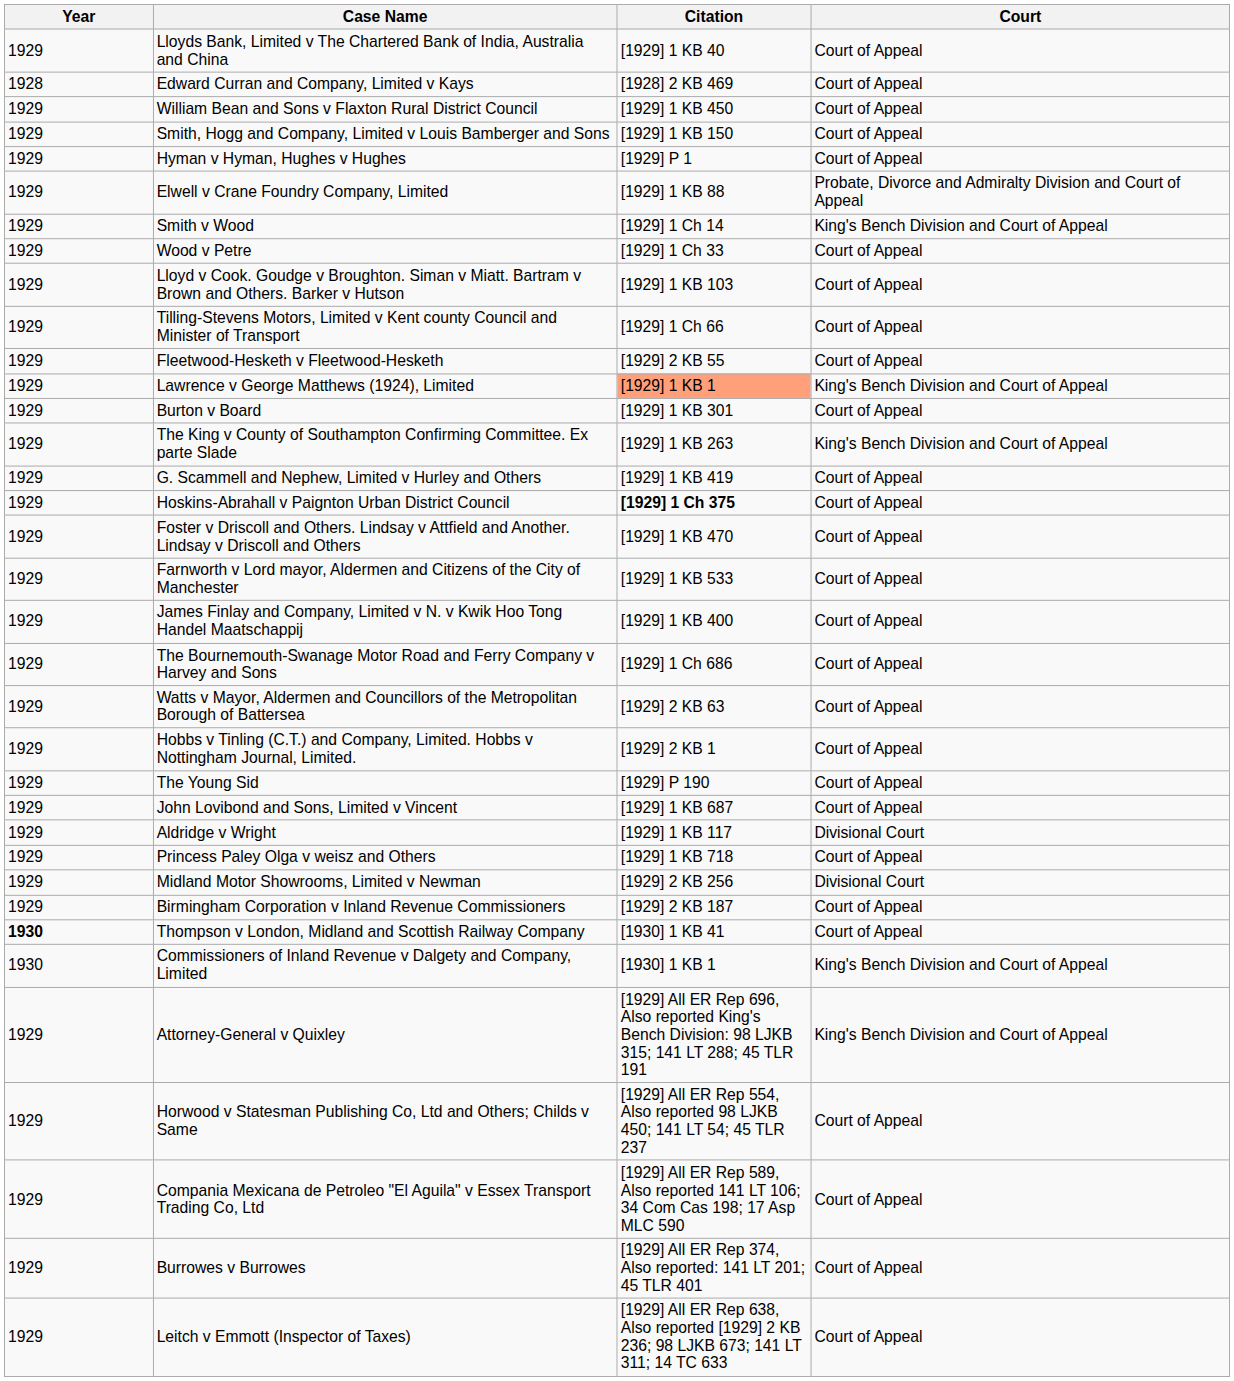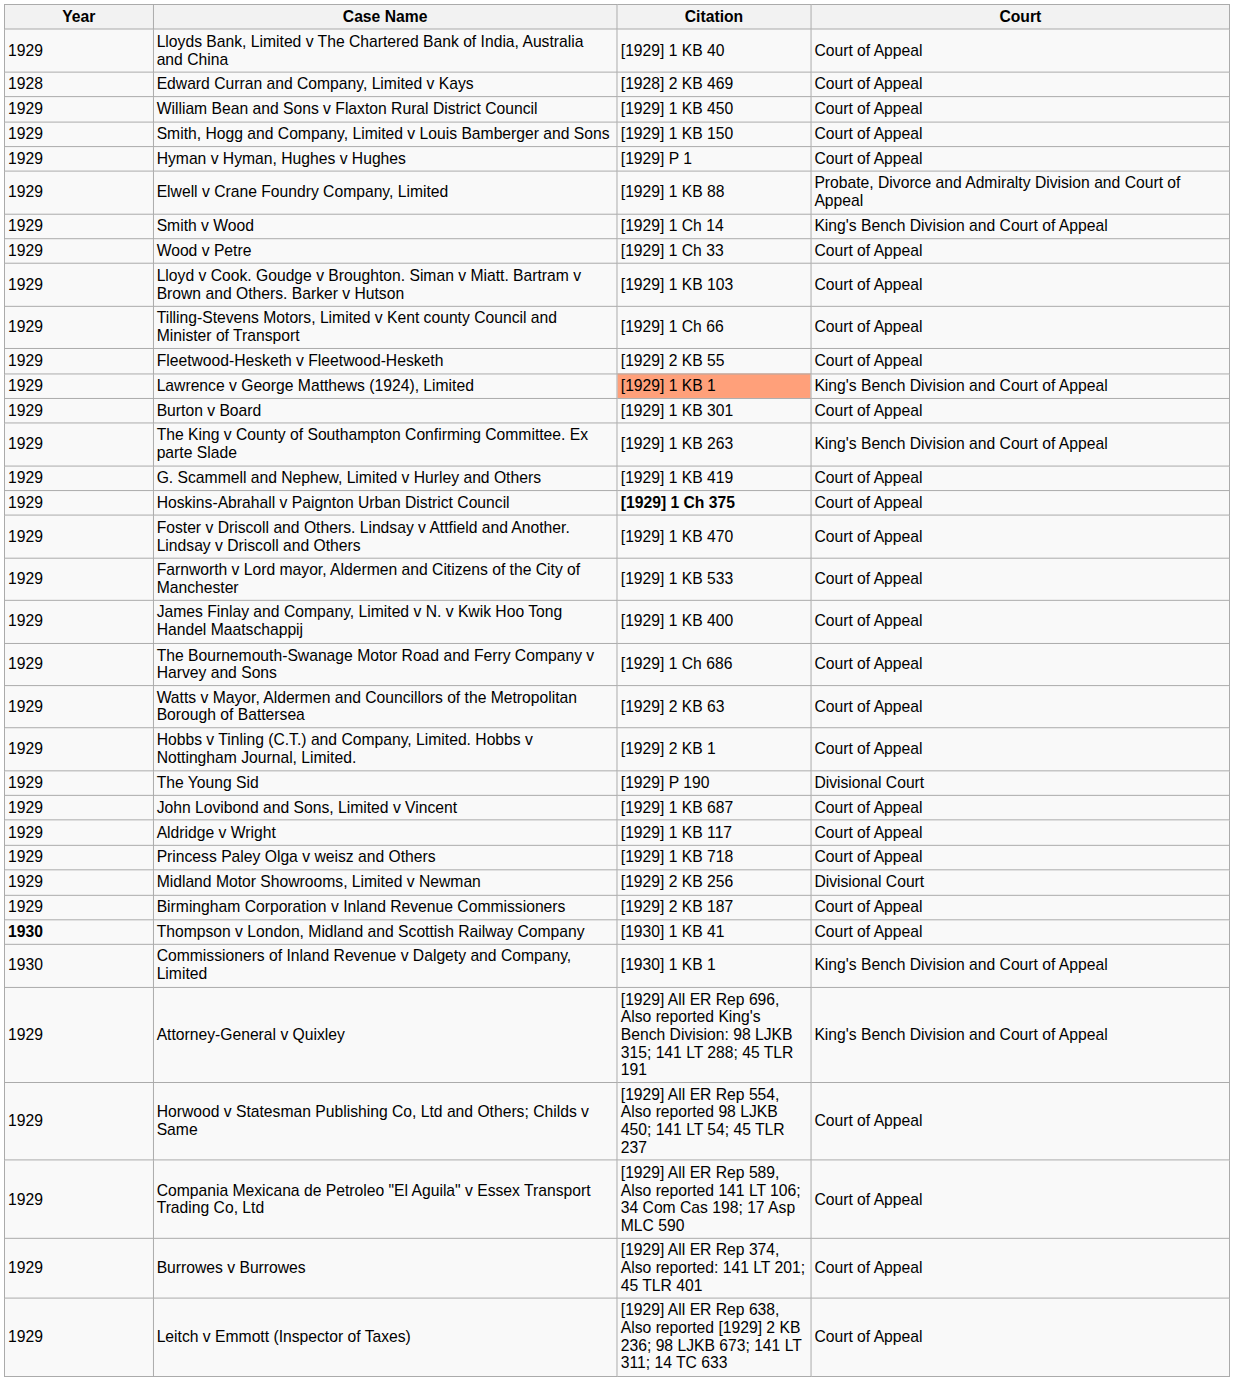(868, 782) Court of Appeal -> (869, 782) Divisional Court
(869, 832) Divisional Court -> (868, 832) Court of Appeal
